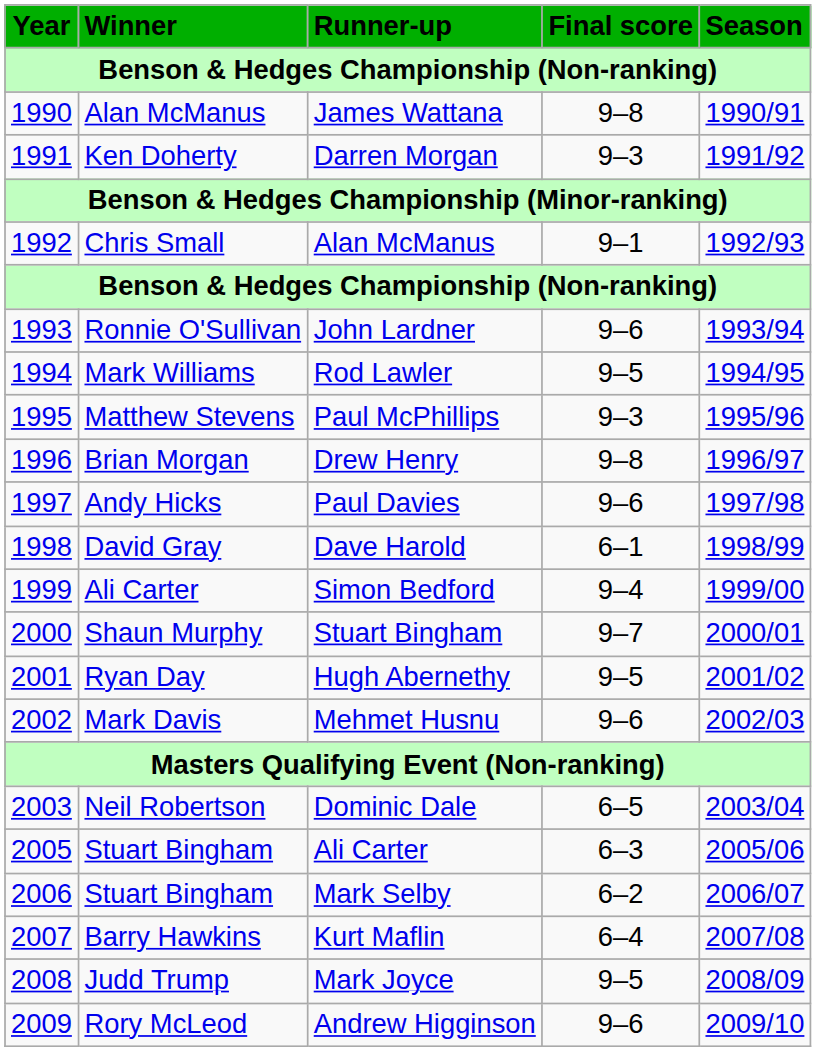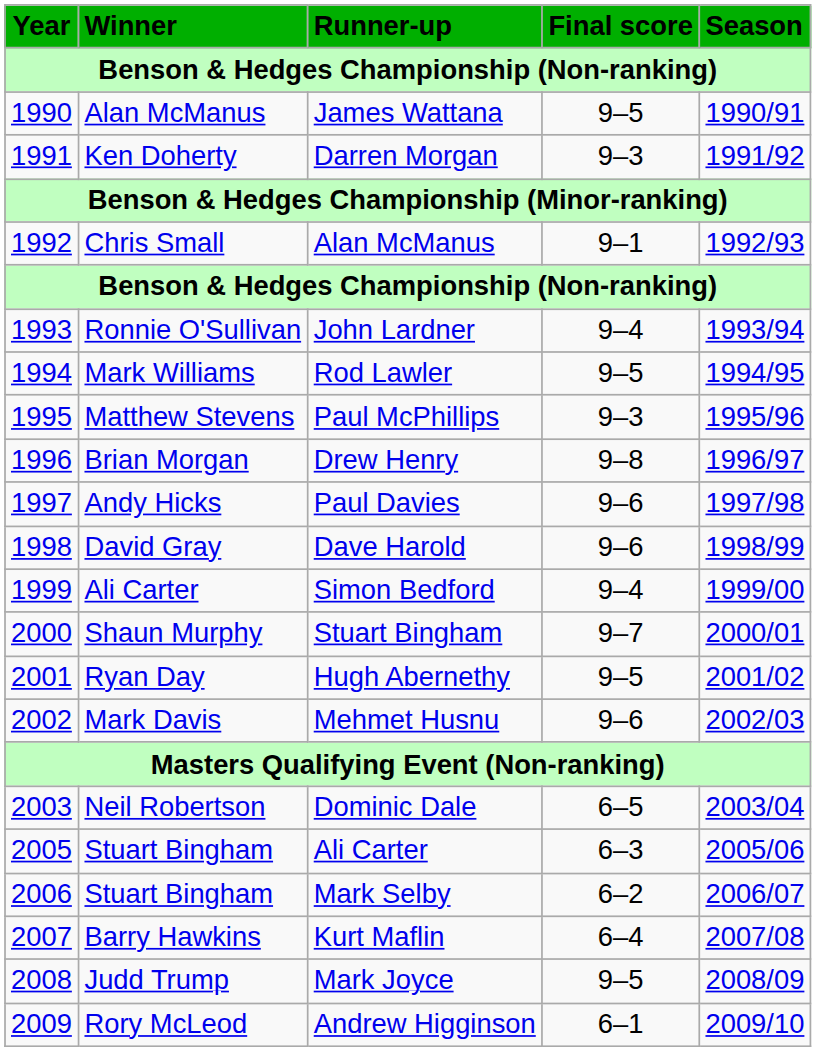(621, 112) 9–8 -> (621, 112) 9–5
(621, 329) 9–6 -> (621, 329) 9–4
(621, 546) 6–1 -> (621, 546) 9–6
(621, 1024) 9–6 -> (621, 1024) 6–1
